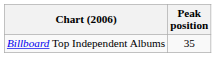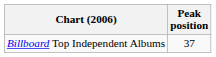(189, 43) 35 -> (189, 43) 37
